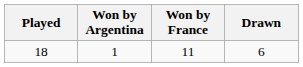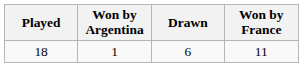columns swapped: (188, 22) <-> (261, 22)
